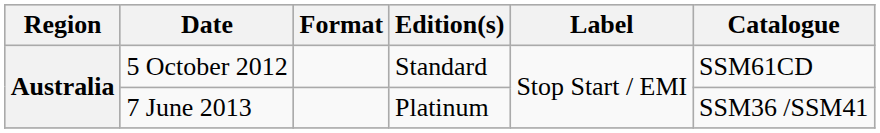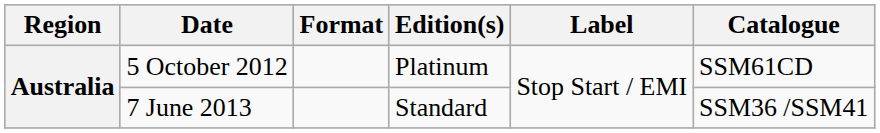(441, 66) Standard -> (442, 66) Platinum
(442, 107) Platinum -> (441, 107) Standard
